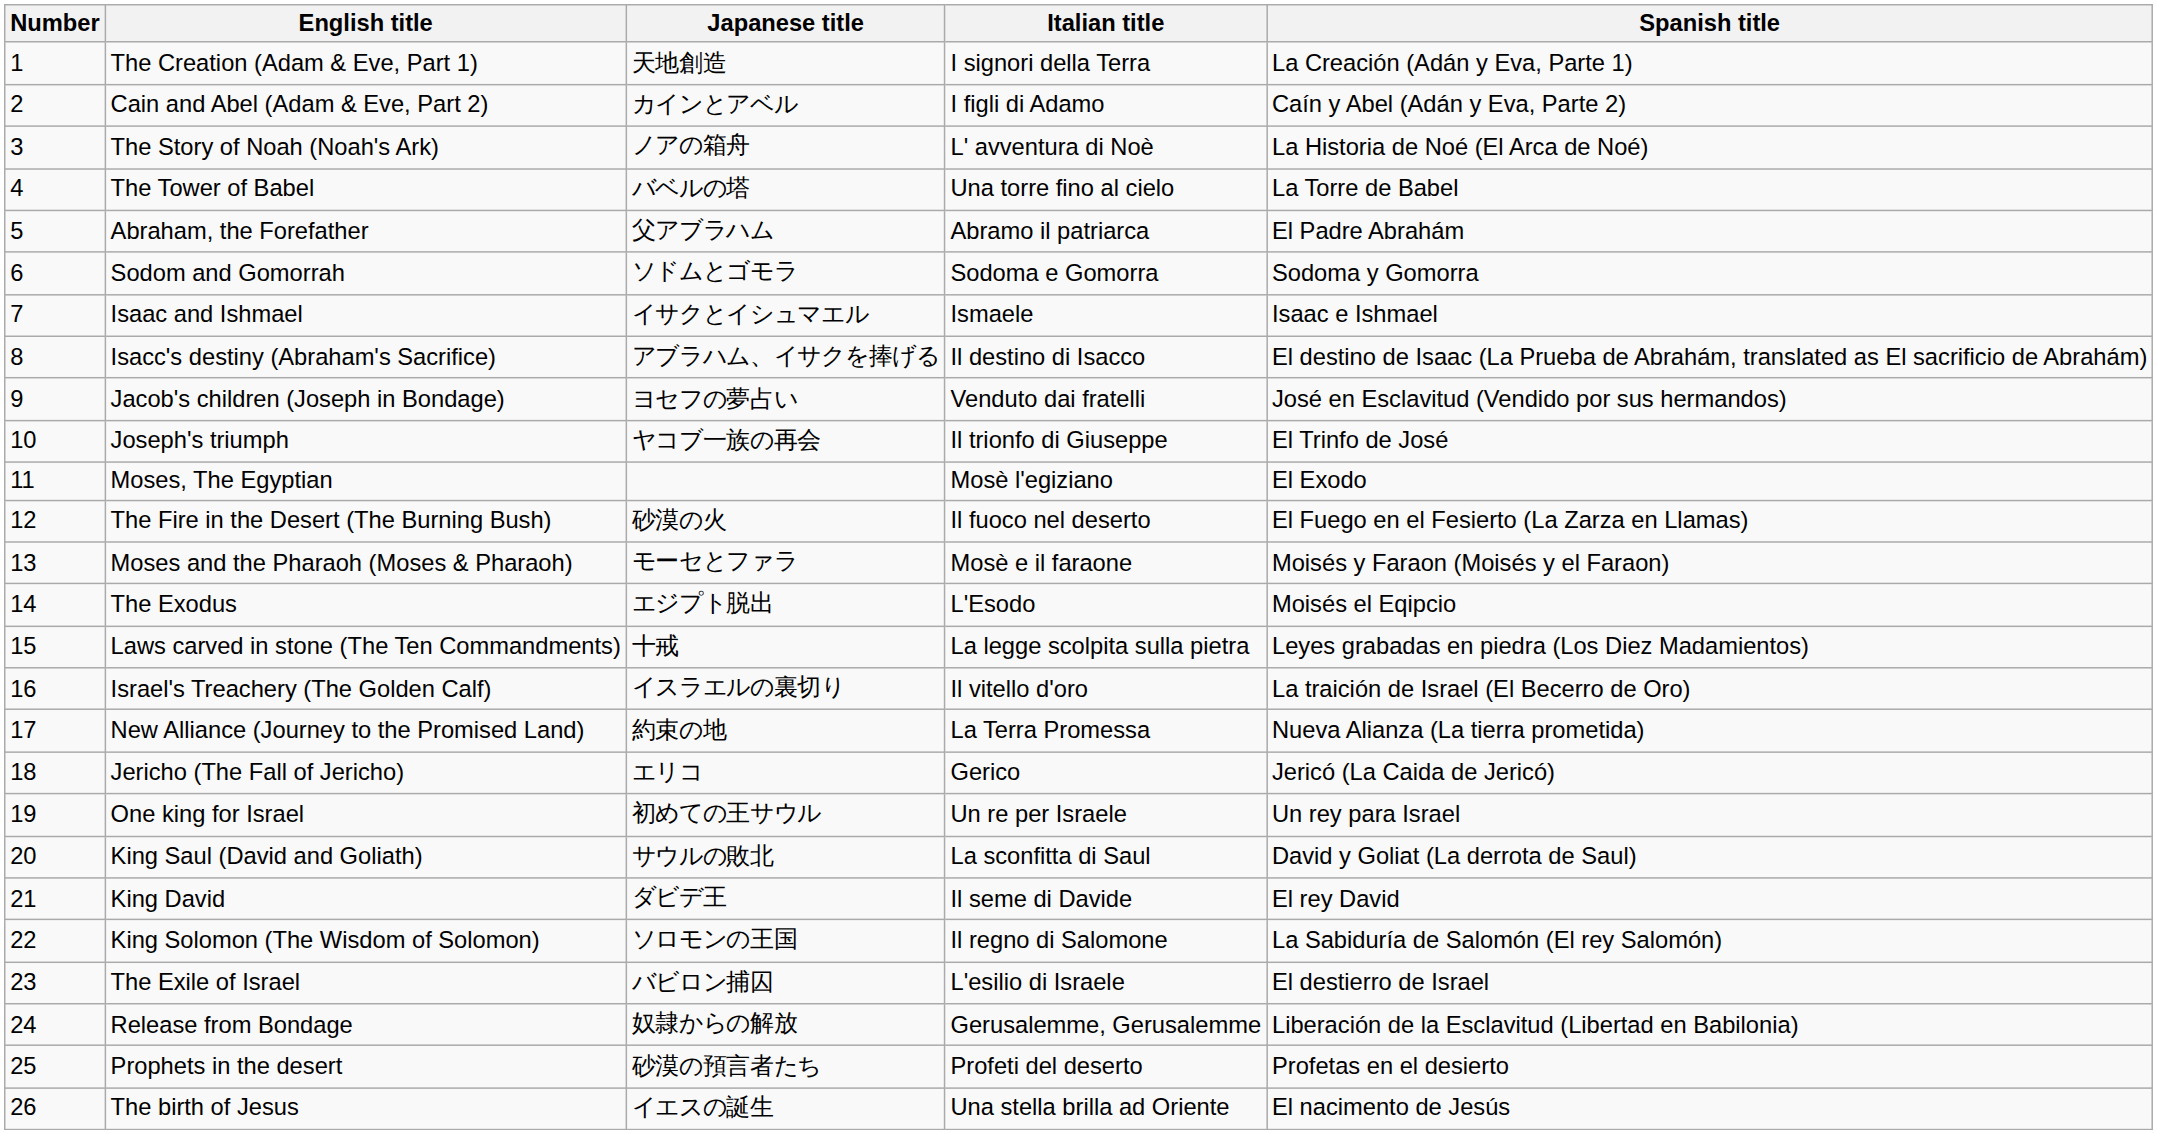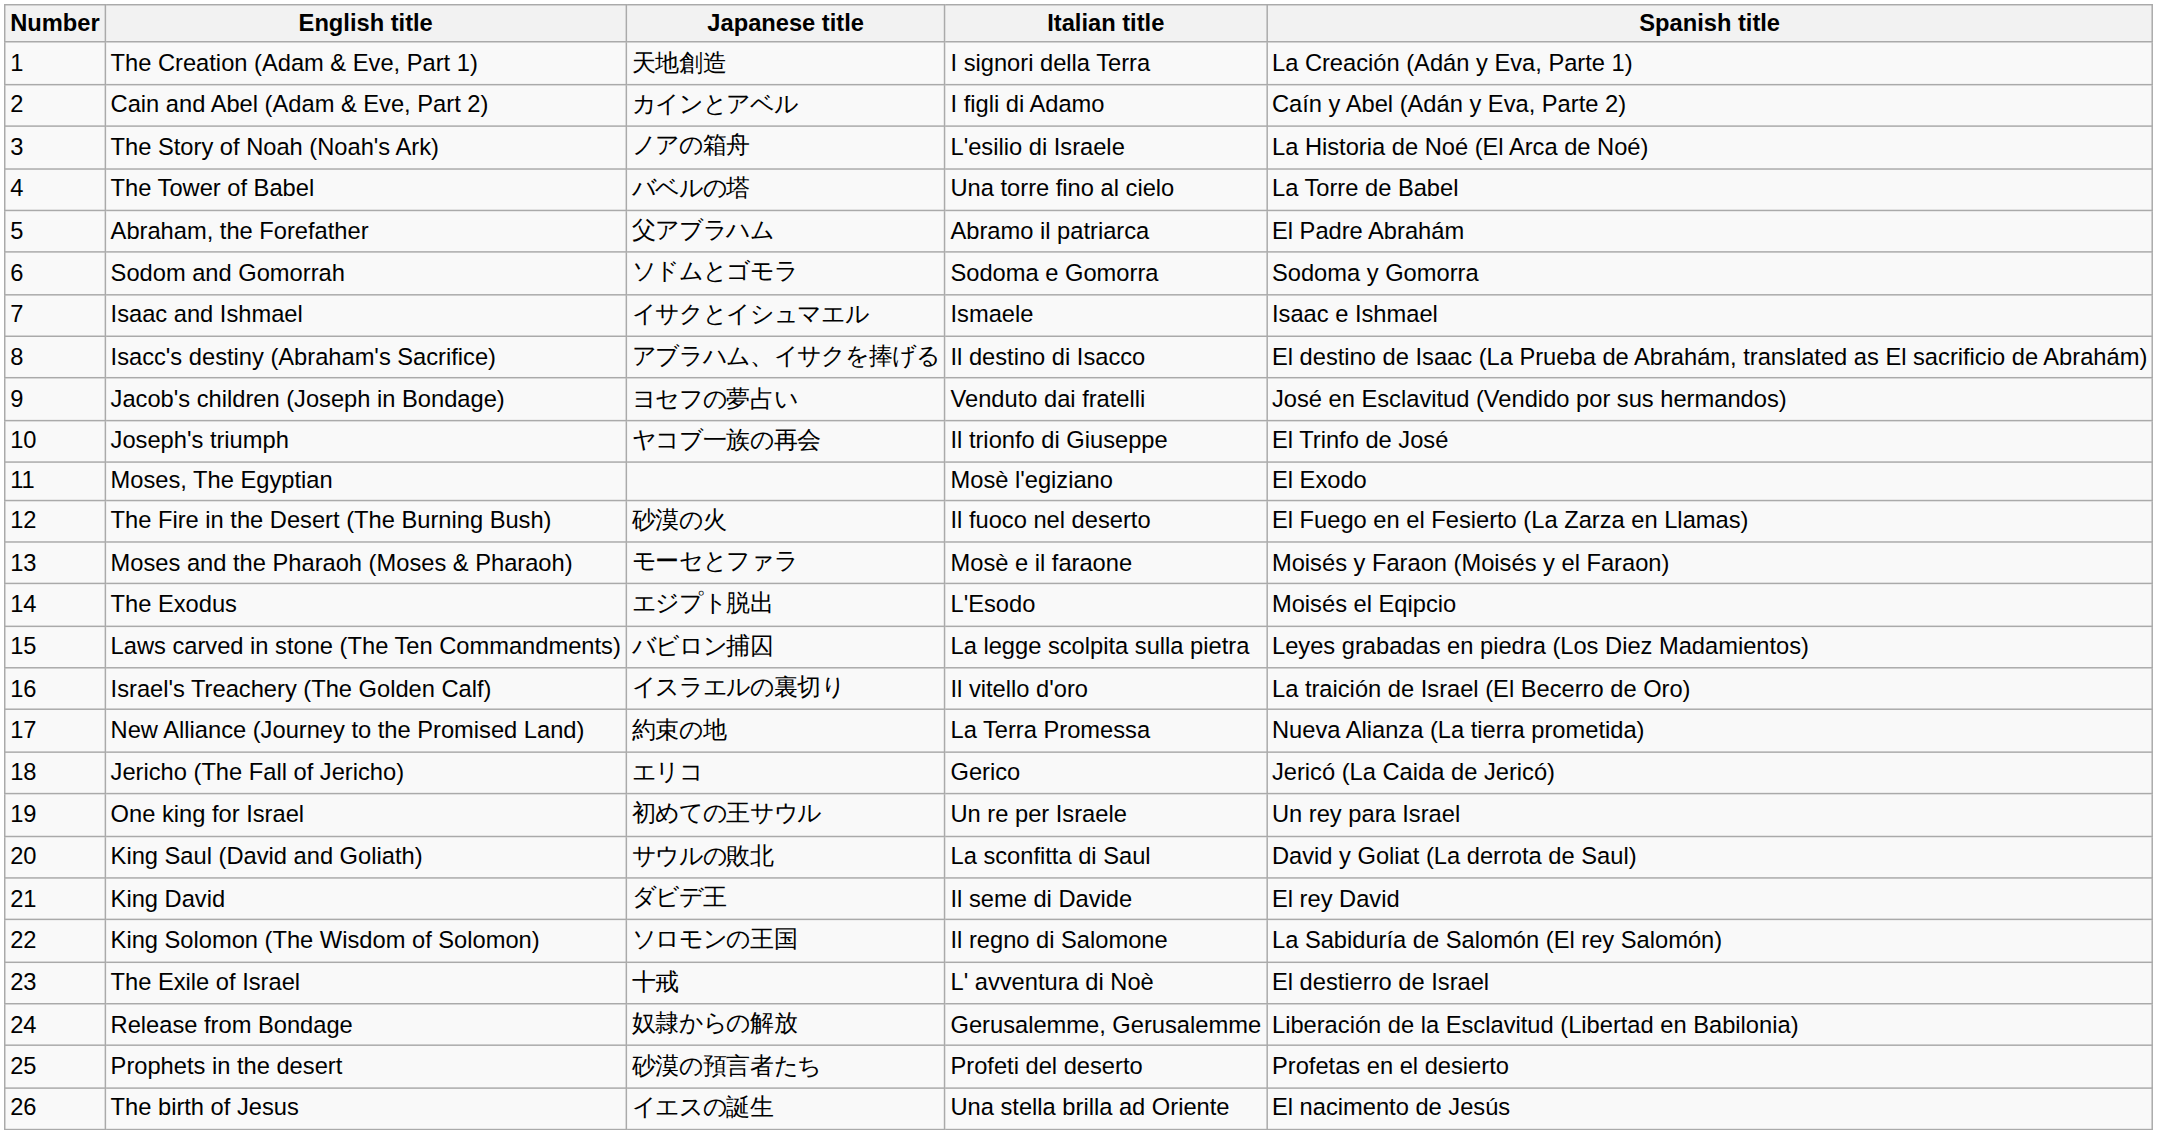(1052, 147) L' avventura di Noè -> (1038, 147) L'esilio di Israele
(655, 645) 十戒 -> (703, 645) バビロン捕囚
(703, 981) バビロン捕囚 -> (655, 981) 十戒
(1038, 982) L'esilio di Israele -> (1052, 982) L' avventura di Noè
